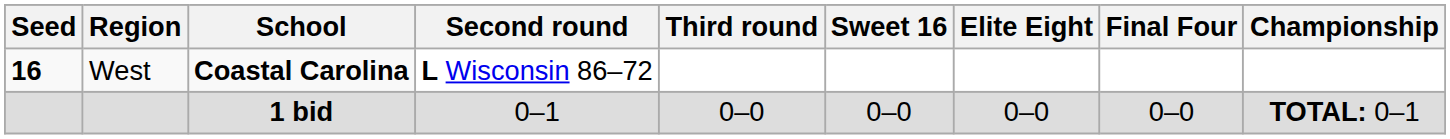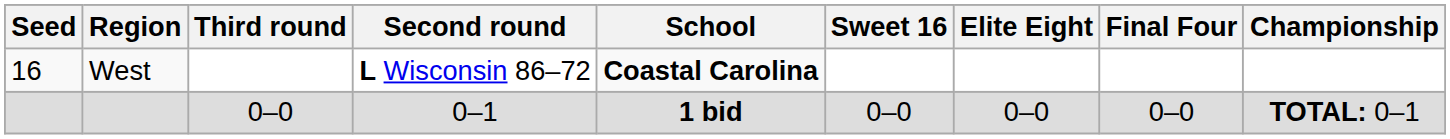columns swapped: (301, 27) <-> (742, 27)
(26, 70) bold -> (26, 70) normal
